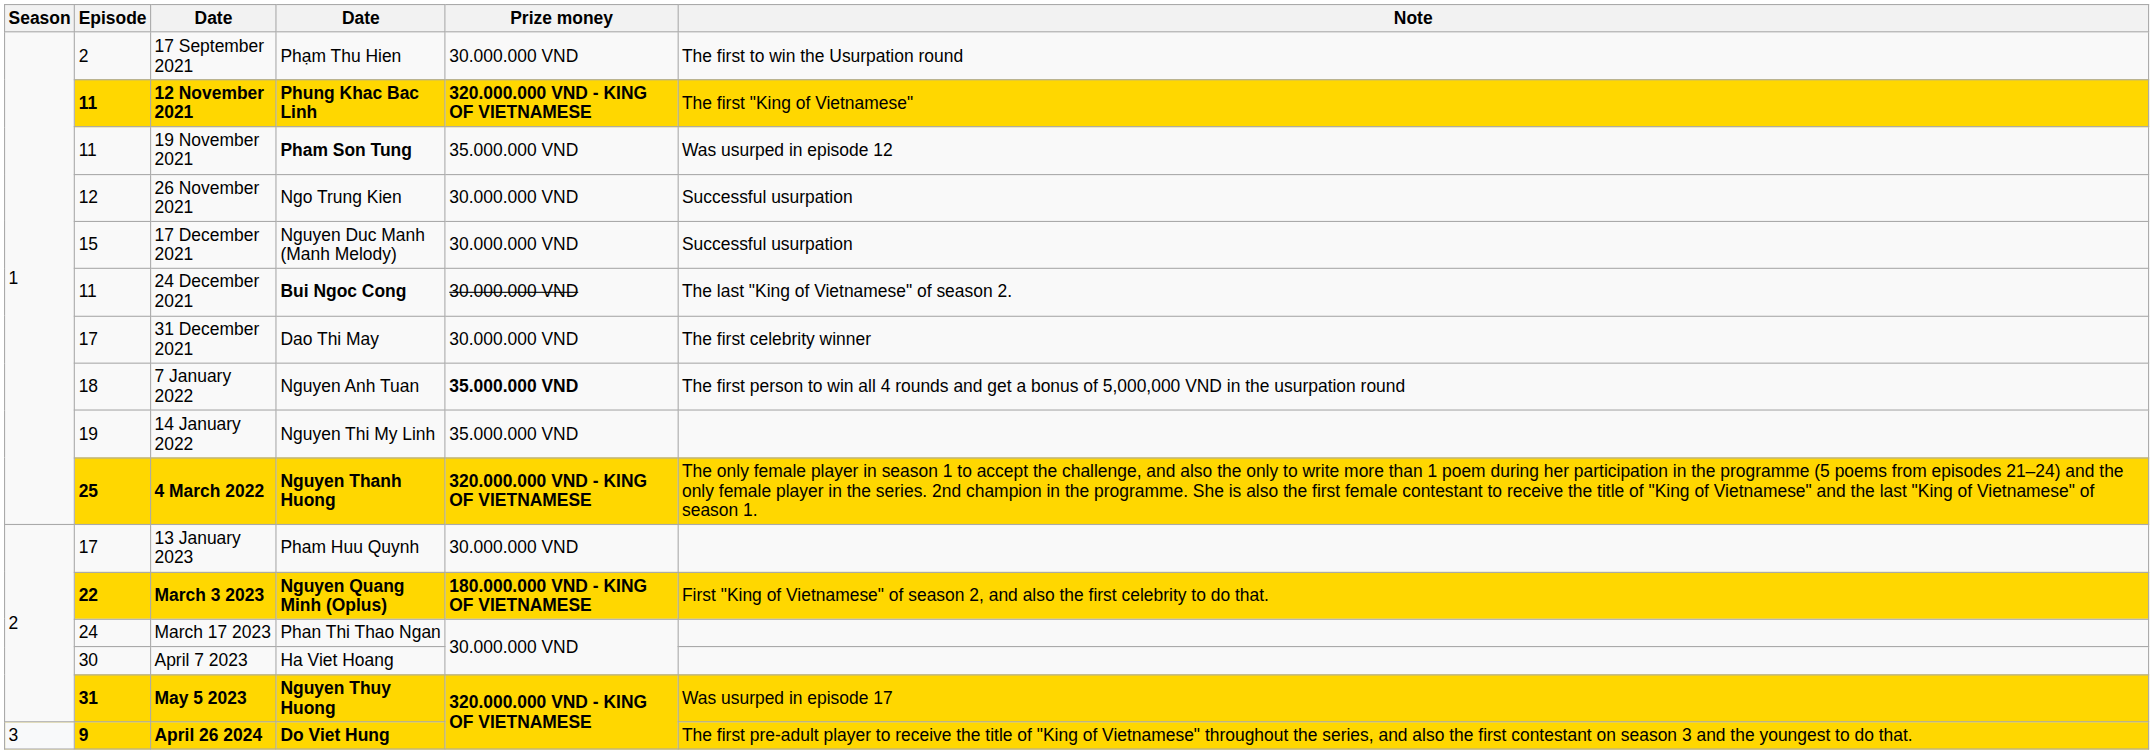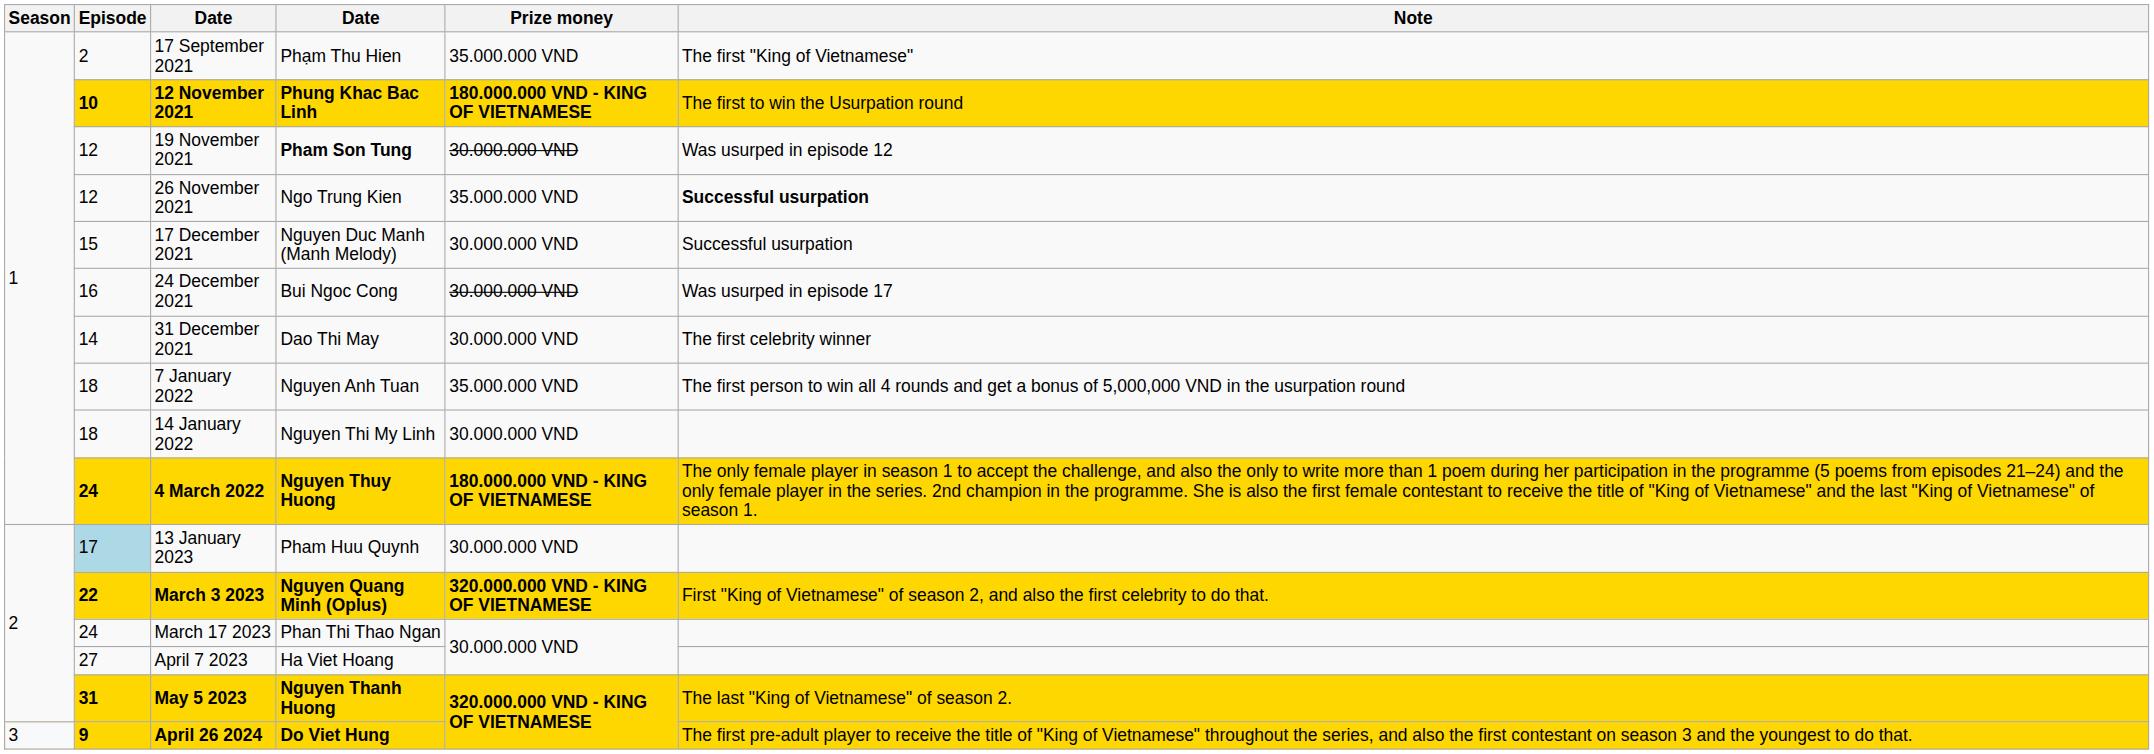(514, 55) 30.000.000 VND -> (514, 55) 35.000.000 VND
(823, 55) The first to win the Usurpation round -> (798, 55) The first "King of Vietnamese"
(88, 103) 11 -> (88, 103) 10
(548, 103) 320.000.000 VND - KING OF VIETNAMESE -> (548, 103) 180.000.000 VND - KING OF VIETNAMESE
(798, 103) The first "King of Vietnamese" -> (823, 103) The first to win the Usurpation round
(88, 150) 11 -> (88, 150) 12
(514, 150) 35.000.000 VND -> (514, 150) 30.000.000 VND
(514, 197) 30.000.000 VND -> (514, 197) 35.000.000 VND
(767, 197) normal -> (775, 197) bold
(88, 292) 11 -> (88, 292) 16
(343, 292) bold -> (339, 292) normal
(847, 292) The last "King of Vietnamese" of season 2. -> (787, 292) Was usurped in episode 17
(88, 339) 17 -> (88, 339) 14
(514, 386) bold -> (514, 386) normal
(88, 434) 19 -> (88, 434) 18
(514, 434) 35.000.000 VND -> (514, 434) 30.000.000 VND
(88, 491) 25 -> (88, 491) 24
(341, 491) Nguyen Thanh Huong -> (336, 491) Nguyen Thuy Huong
(548, 491) 320.000.000 VND - KING OF VIETNAMESE -> (548, 491) 180.000.000 VND - KING OF VIETNAMESE
(88, 548) no background -> (88, 548) lightblue background
(548, 595) 180.000.000 VND - KING OF VIETNAMESE -> (548, 595) 320.000.000 VND - KING OF VIETNAMESE
(88, 660) 30 -> (88, 660) 27
(336, 698) Nguyen Thuy Huong -> (341, 698) Nguyen Thanh Huong
(787, 698) Was usurped in episode 17 -> (847, 698) The last "King of Vietnamese" of season 2.
